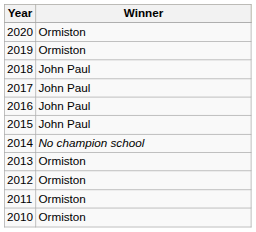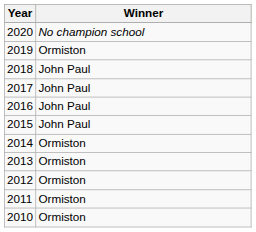(62, 32) Ormiston -> (91, 32) No champion school
(91, 143) No champion school -> (62, 143) Ormiston
